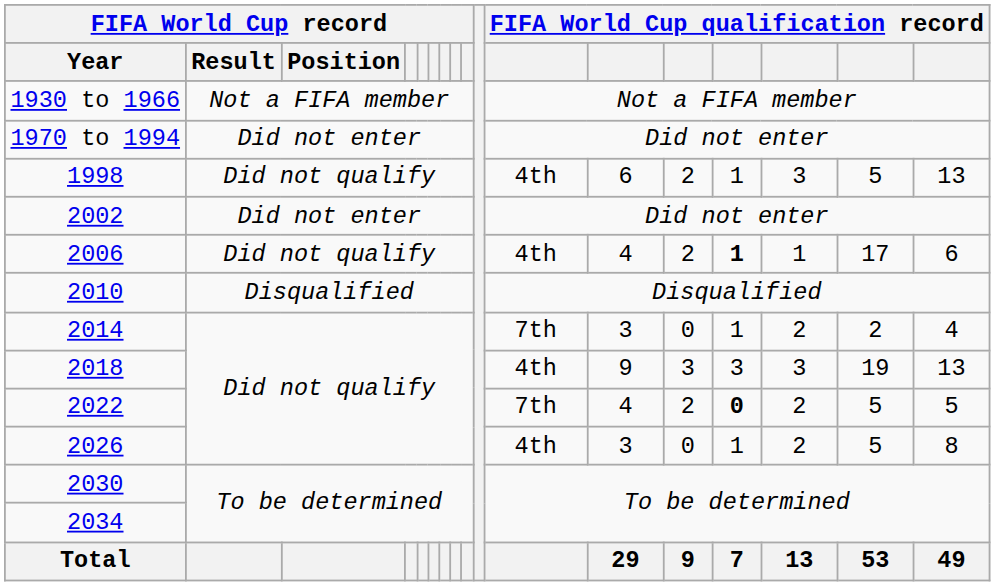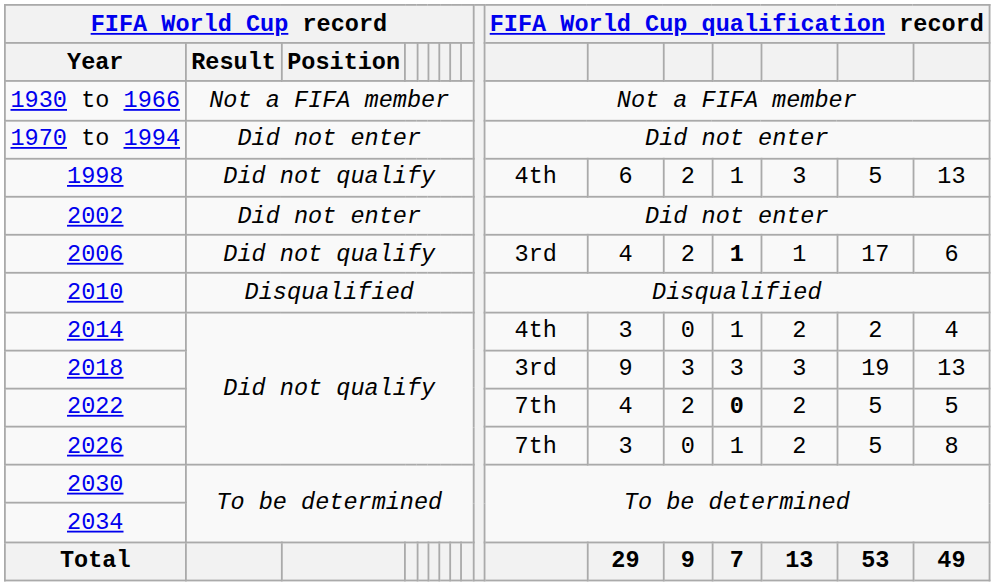(536, 254) 4th -> (536, 254) 3rd
(536, 331) 7th -> (536, 331) 4th
(536, 369) 4th -> (536, 369) 3rd
(536, 446) 4th -> (536, 446) 7th
